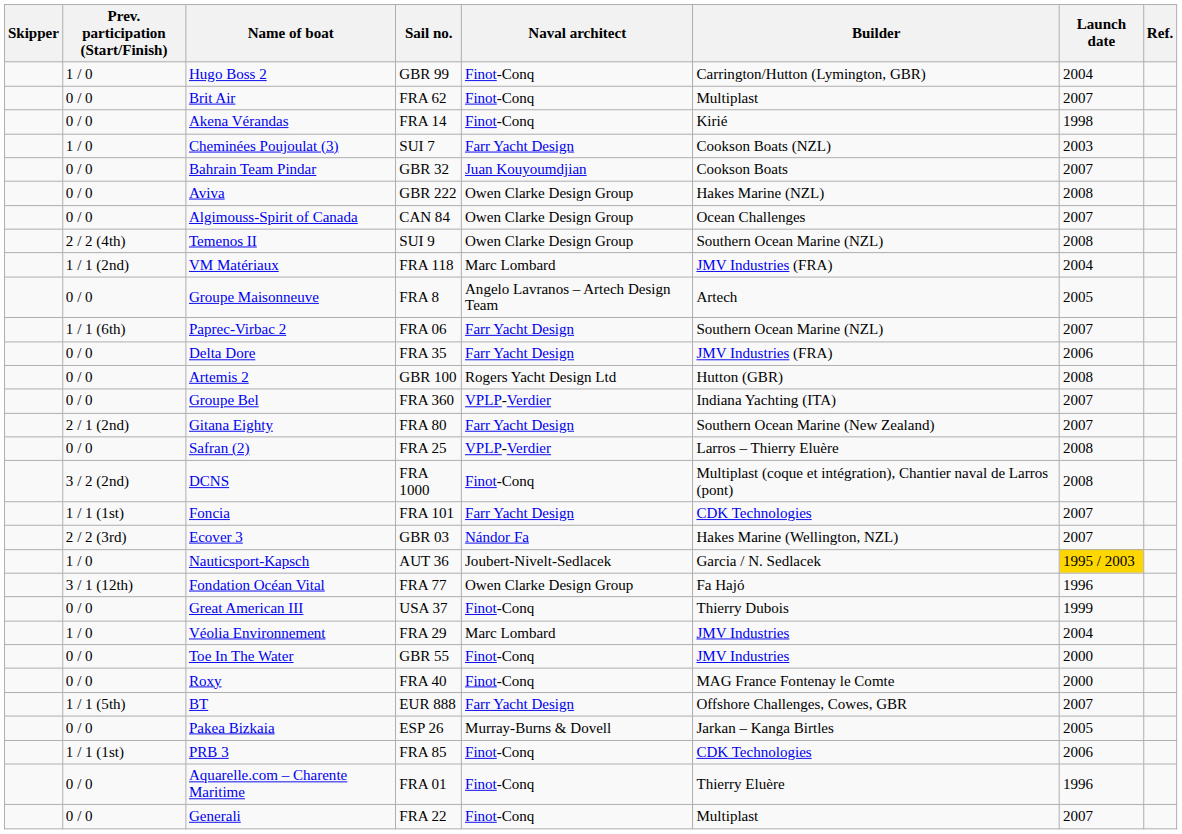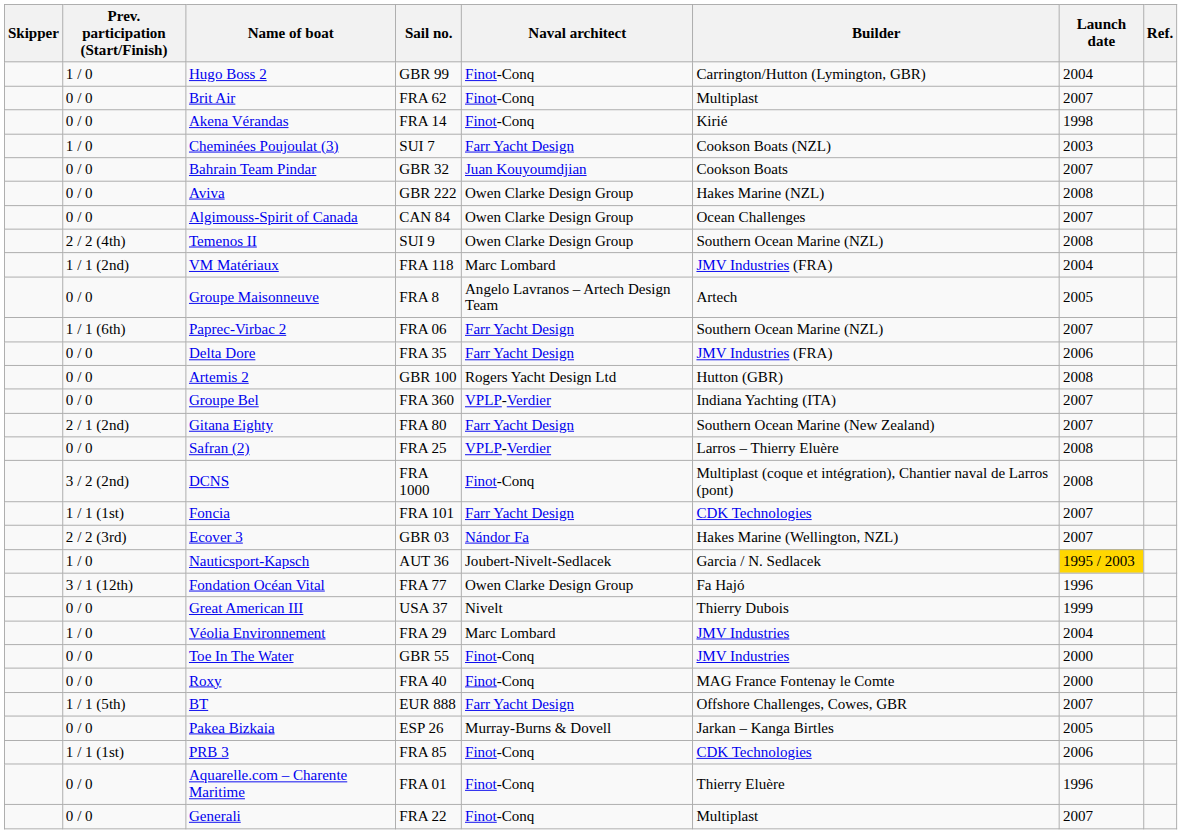(500, 608) Finot-Conq -> (484, 608) Nivelt
